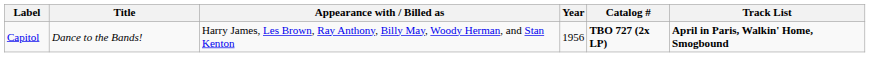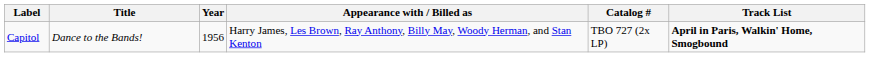columns swapped: (573, 13) <-> (380, 13)
(619, 36) bold -> (620, 36) normal
